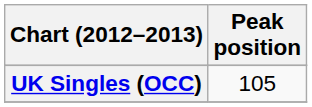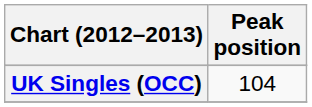(257, 83) 105 -> (257, 83) 104
